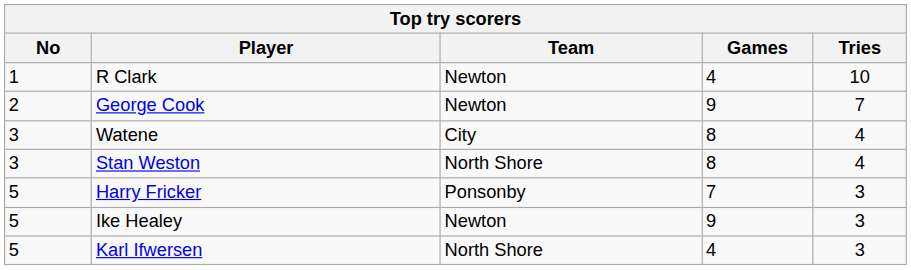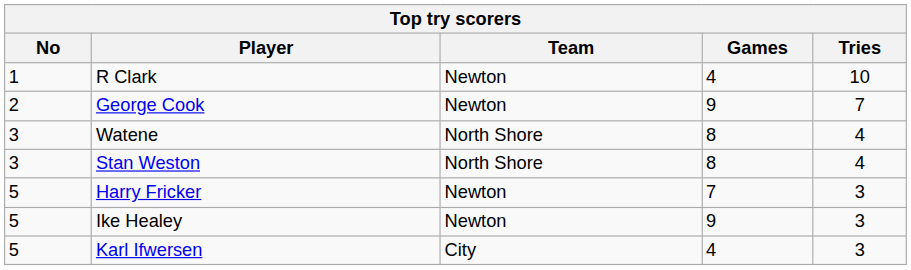(460, 134) City -> (494, 134) North Shore
(485, 192) Ponsonby -> (476, 192) Newton
(494, 250) North Shore -> (460, 250) City
